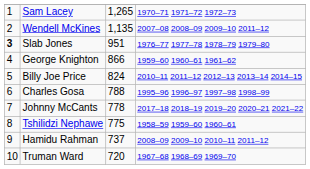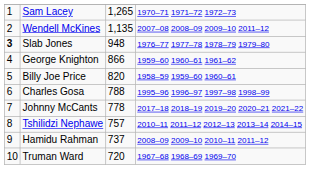(116, 44) 951 -> (116, 44) 948
(116, 76) 824 -> (116, 76) 820
(220, 76) 2010–11 2011–12 2012–13 2013–14 2014–15 -> (187, 76) 1958–59 1959–60 1960–61
(116, 124) 775 -> (116, 124) 757
(187, 124) 1958–59 1959–60 1960–61 -> (220, 124) 2010–11 2011–12 2012–13 2013–14 2014–15
